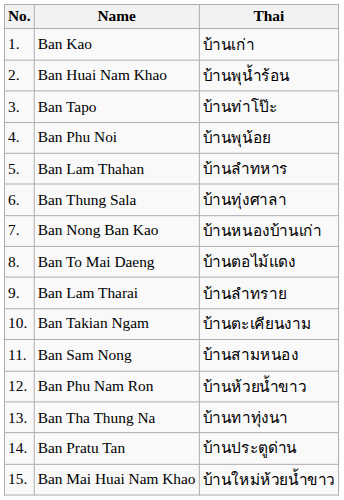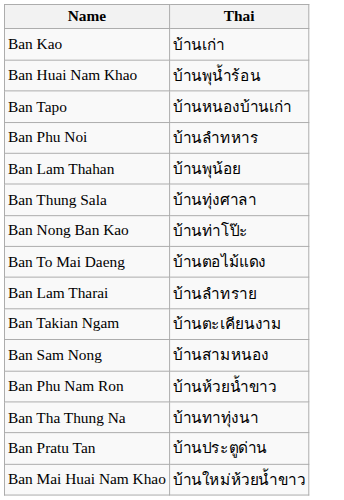- column: (19, 16)
(240, 107) บ้านท่าโป๊ะ -> (232, 107) บ้านหนองบ้านเก่า
(237, 138) บ้านพุน้อย -> (216, 138) บ้านลำทหาร
(245, 169) บ้านลำทหาร -> (207, 169) บ้านพุน้อย
(262, 231) บ้านหนองบ้านเก่า -> (210, 231) บ้านท่าโป๊ะ
